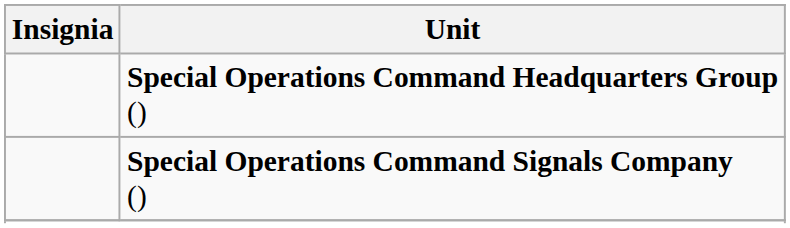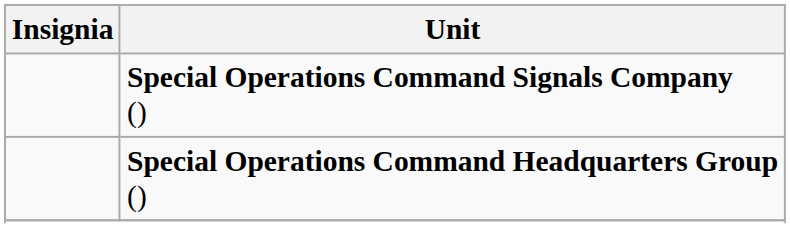rows swapped: (453, 95) <-> (430, 178)
